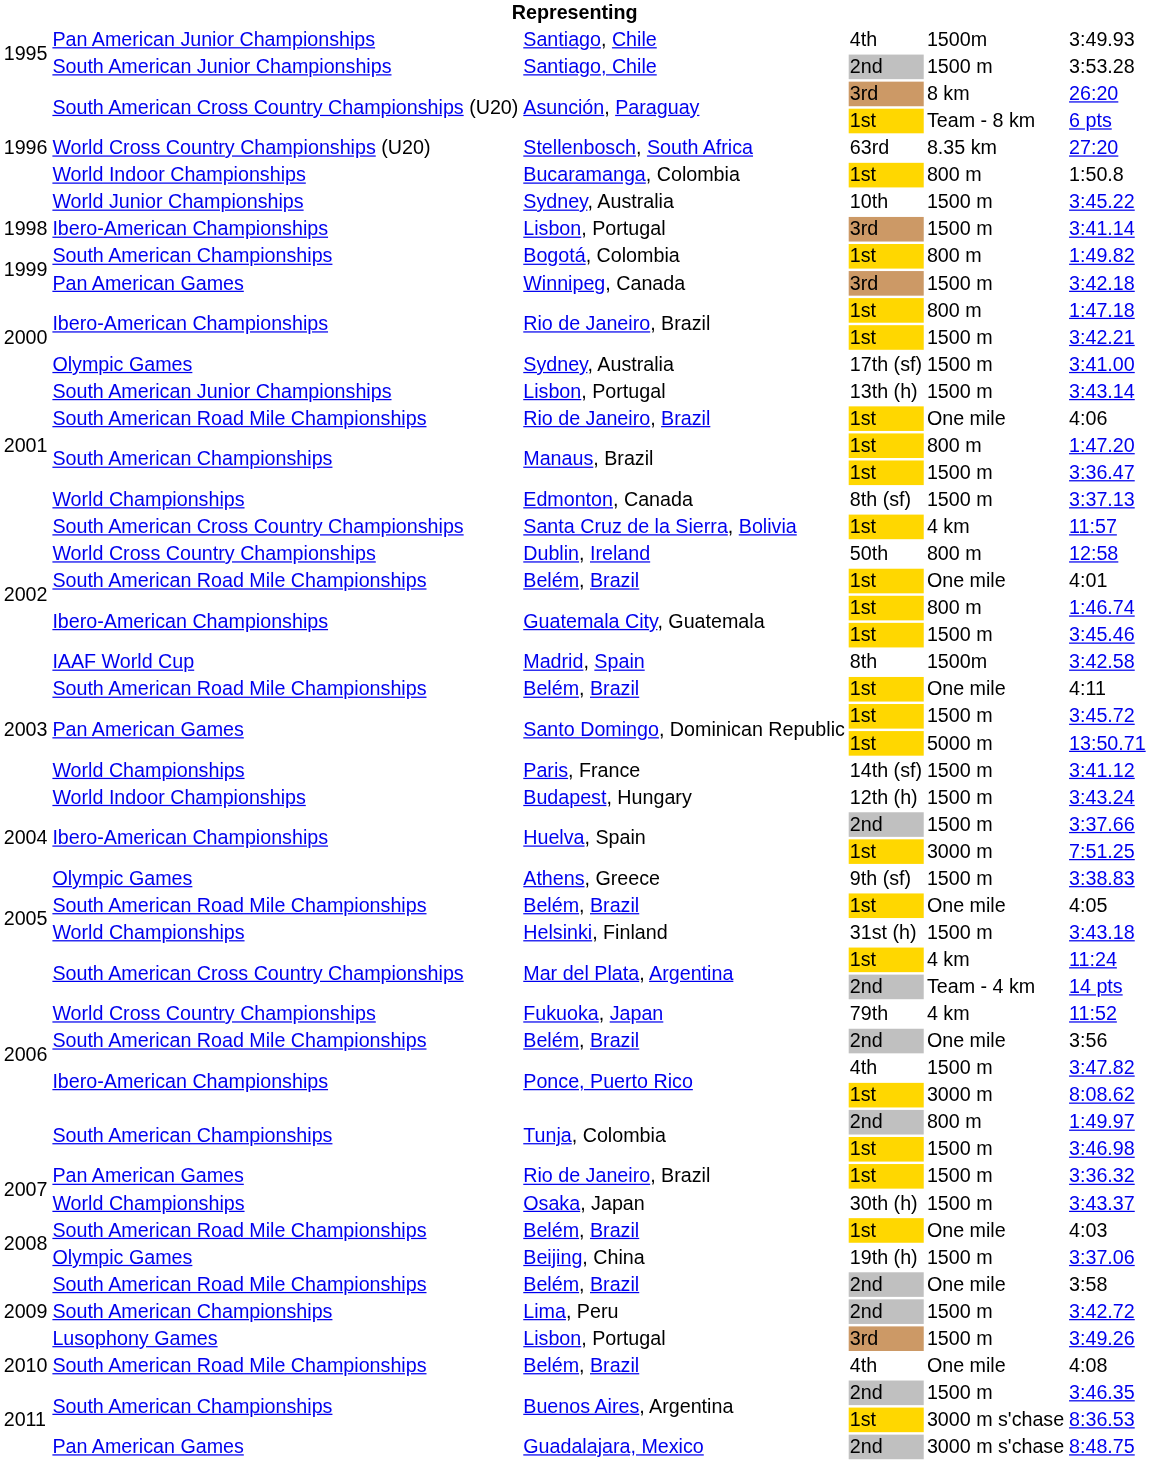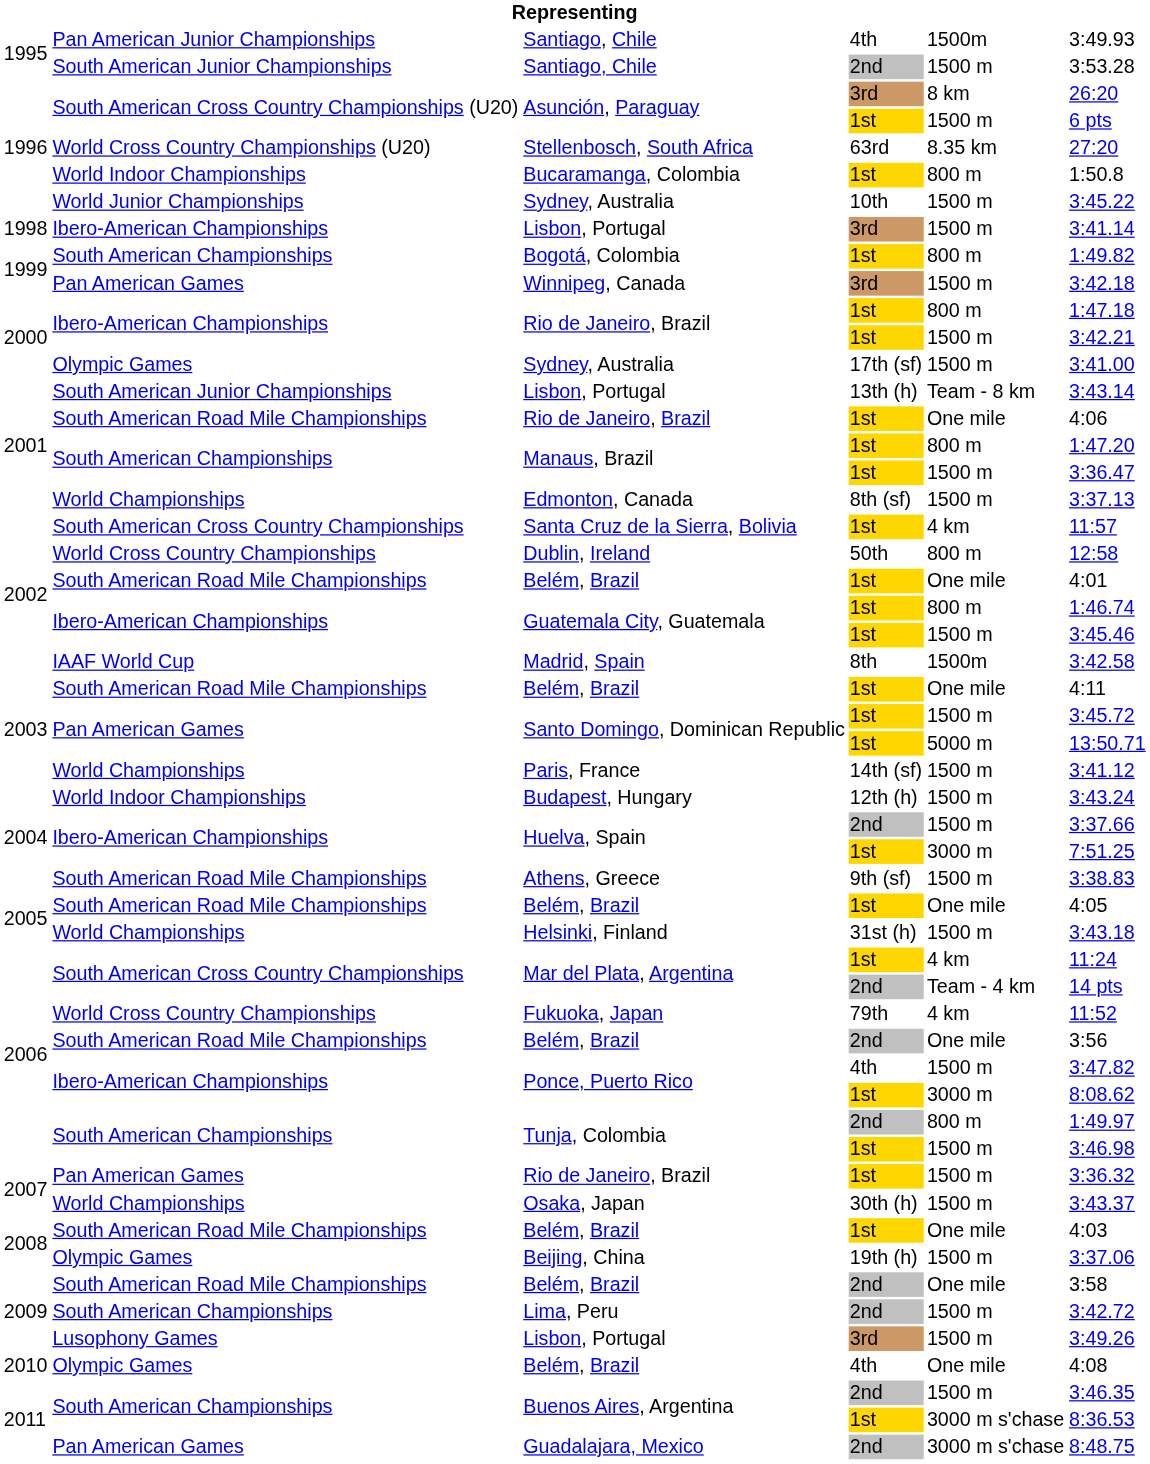(981, 120) Team - 8 km -> (960, 120) 1500 m
(960, 391) 1500 m -> (981, 391) Team - 8 km
(122, 878) Olympic Games -> (239, 878) South American Road Mile Championships
(239, 1365) South American Road Mile Championships -> (122, 1365) Olympic Games
